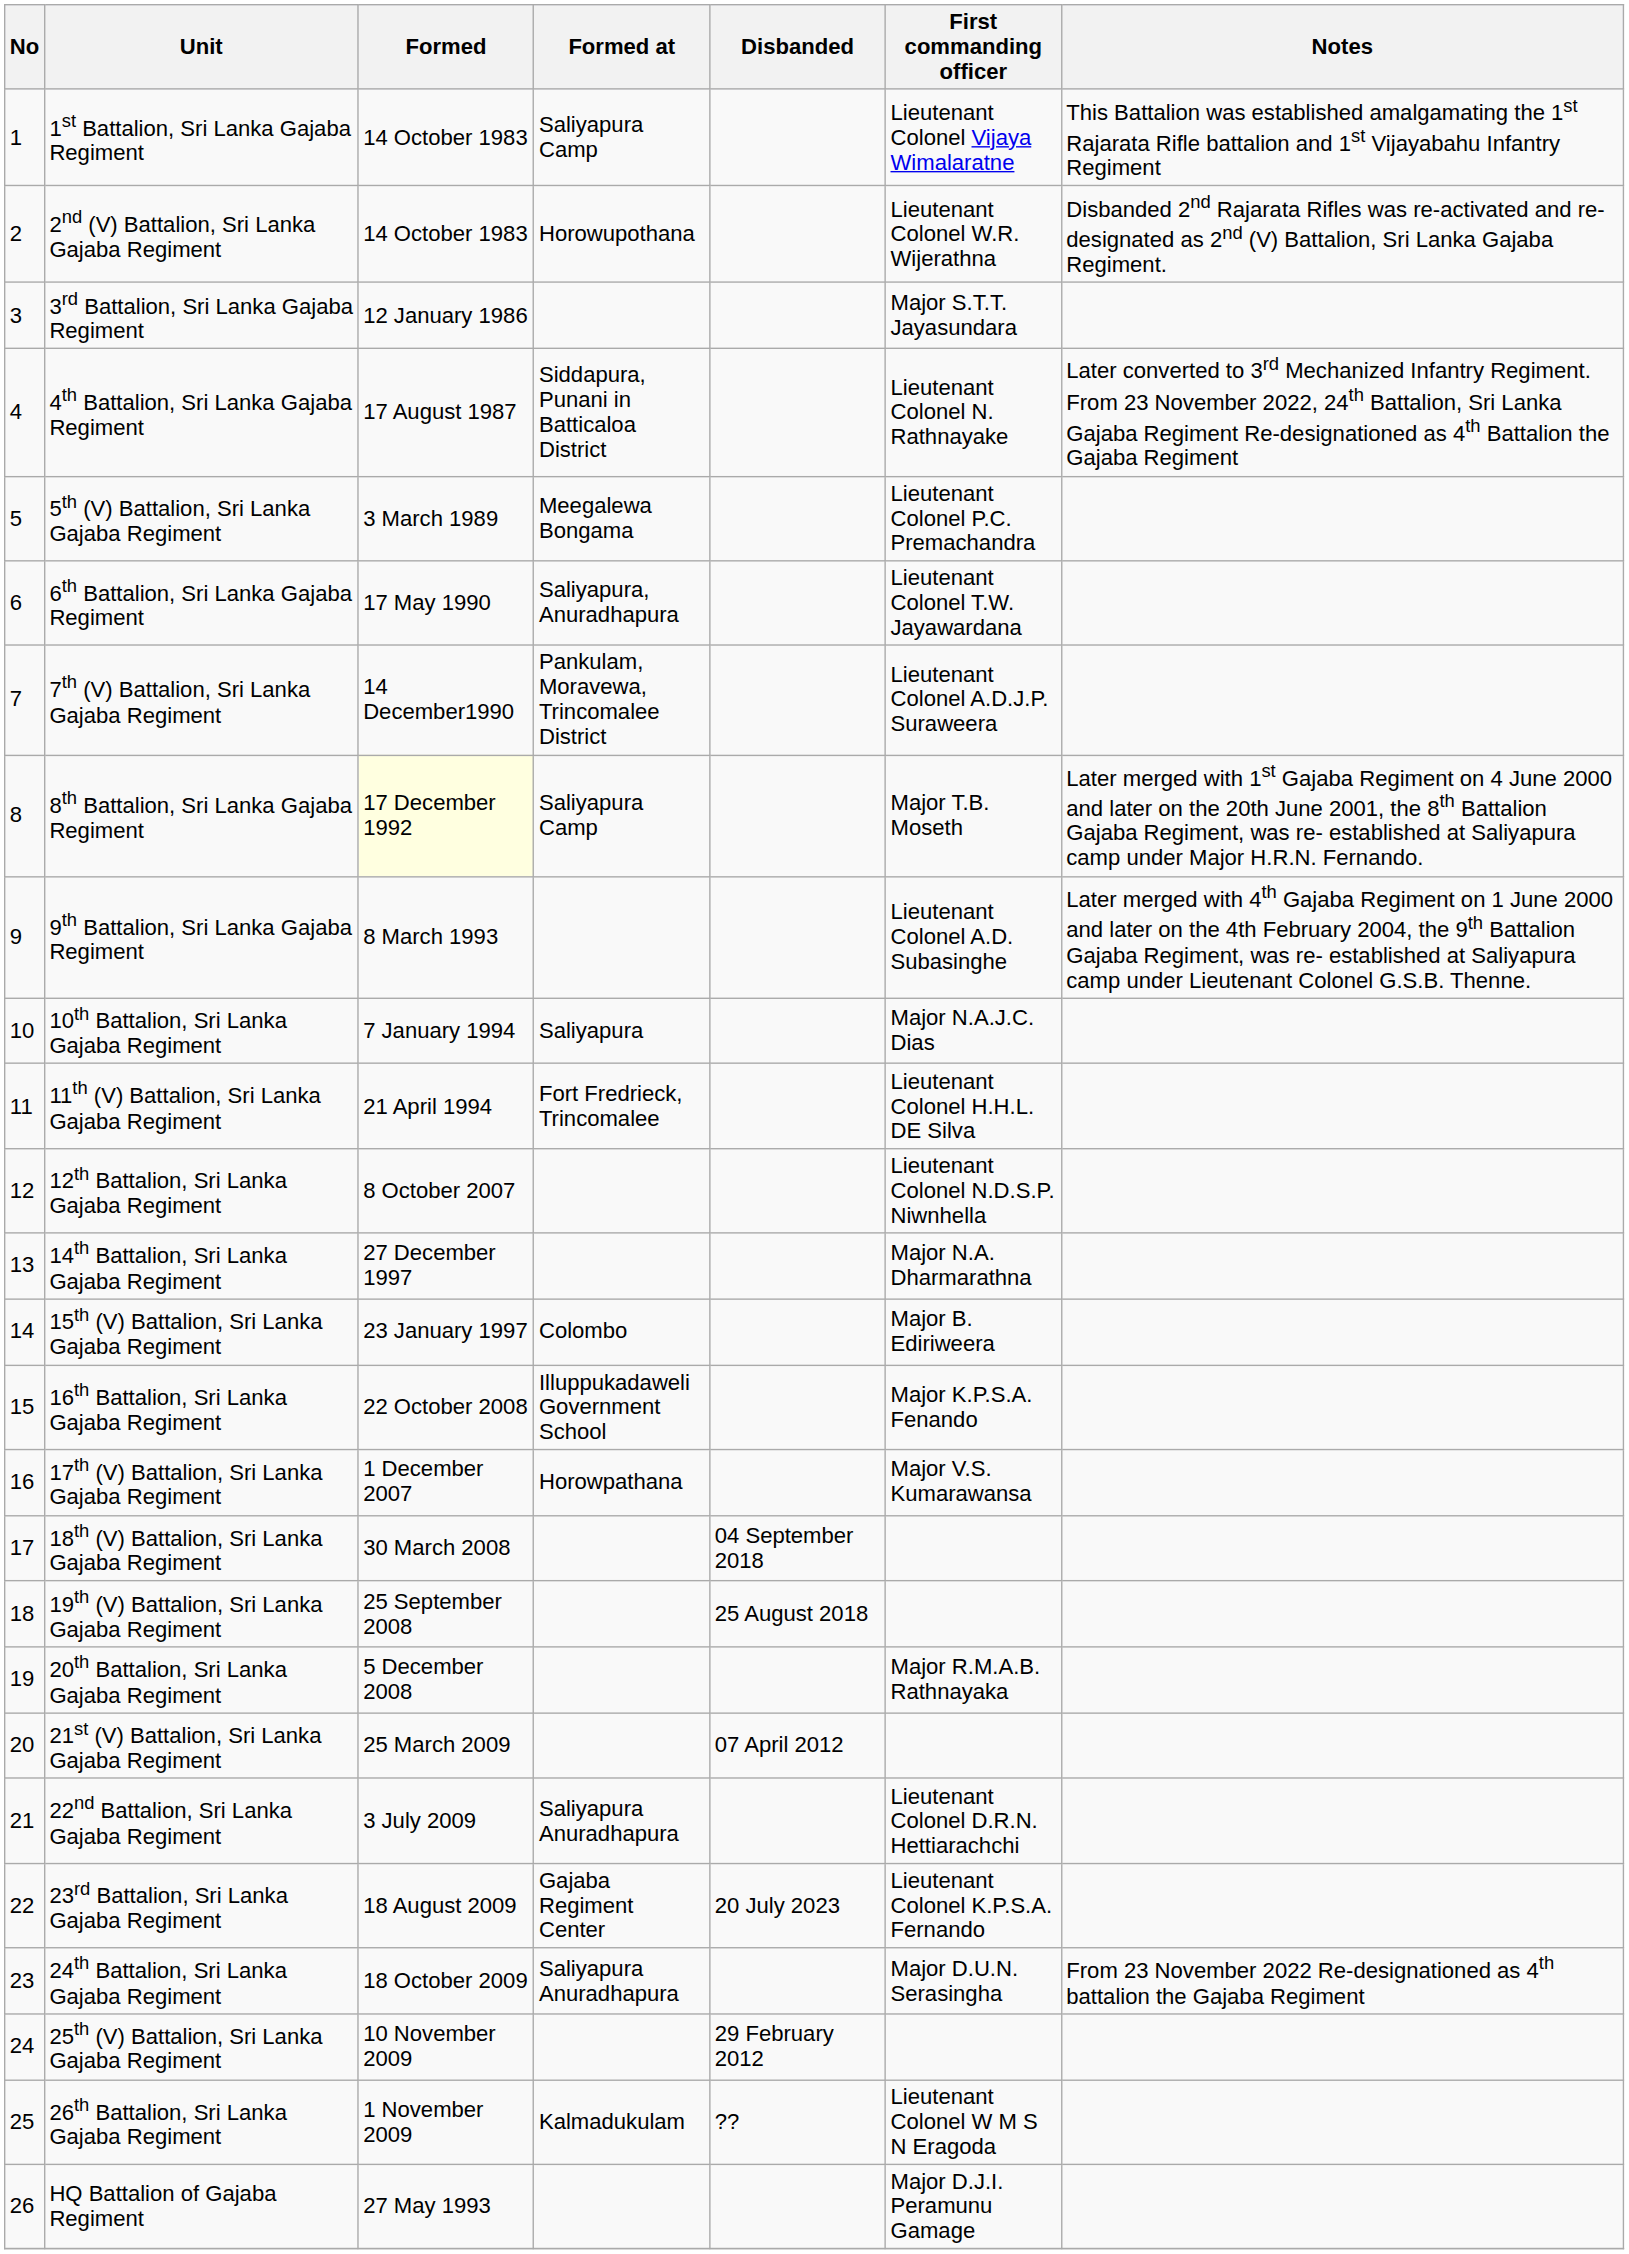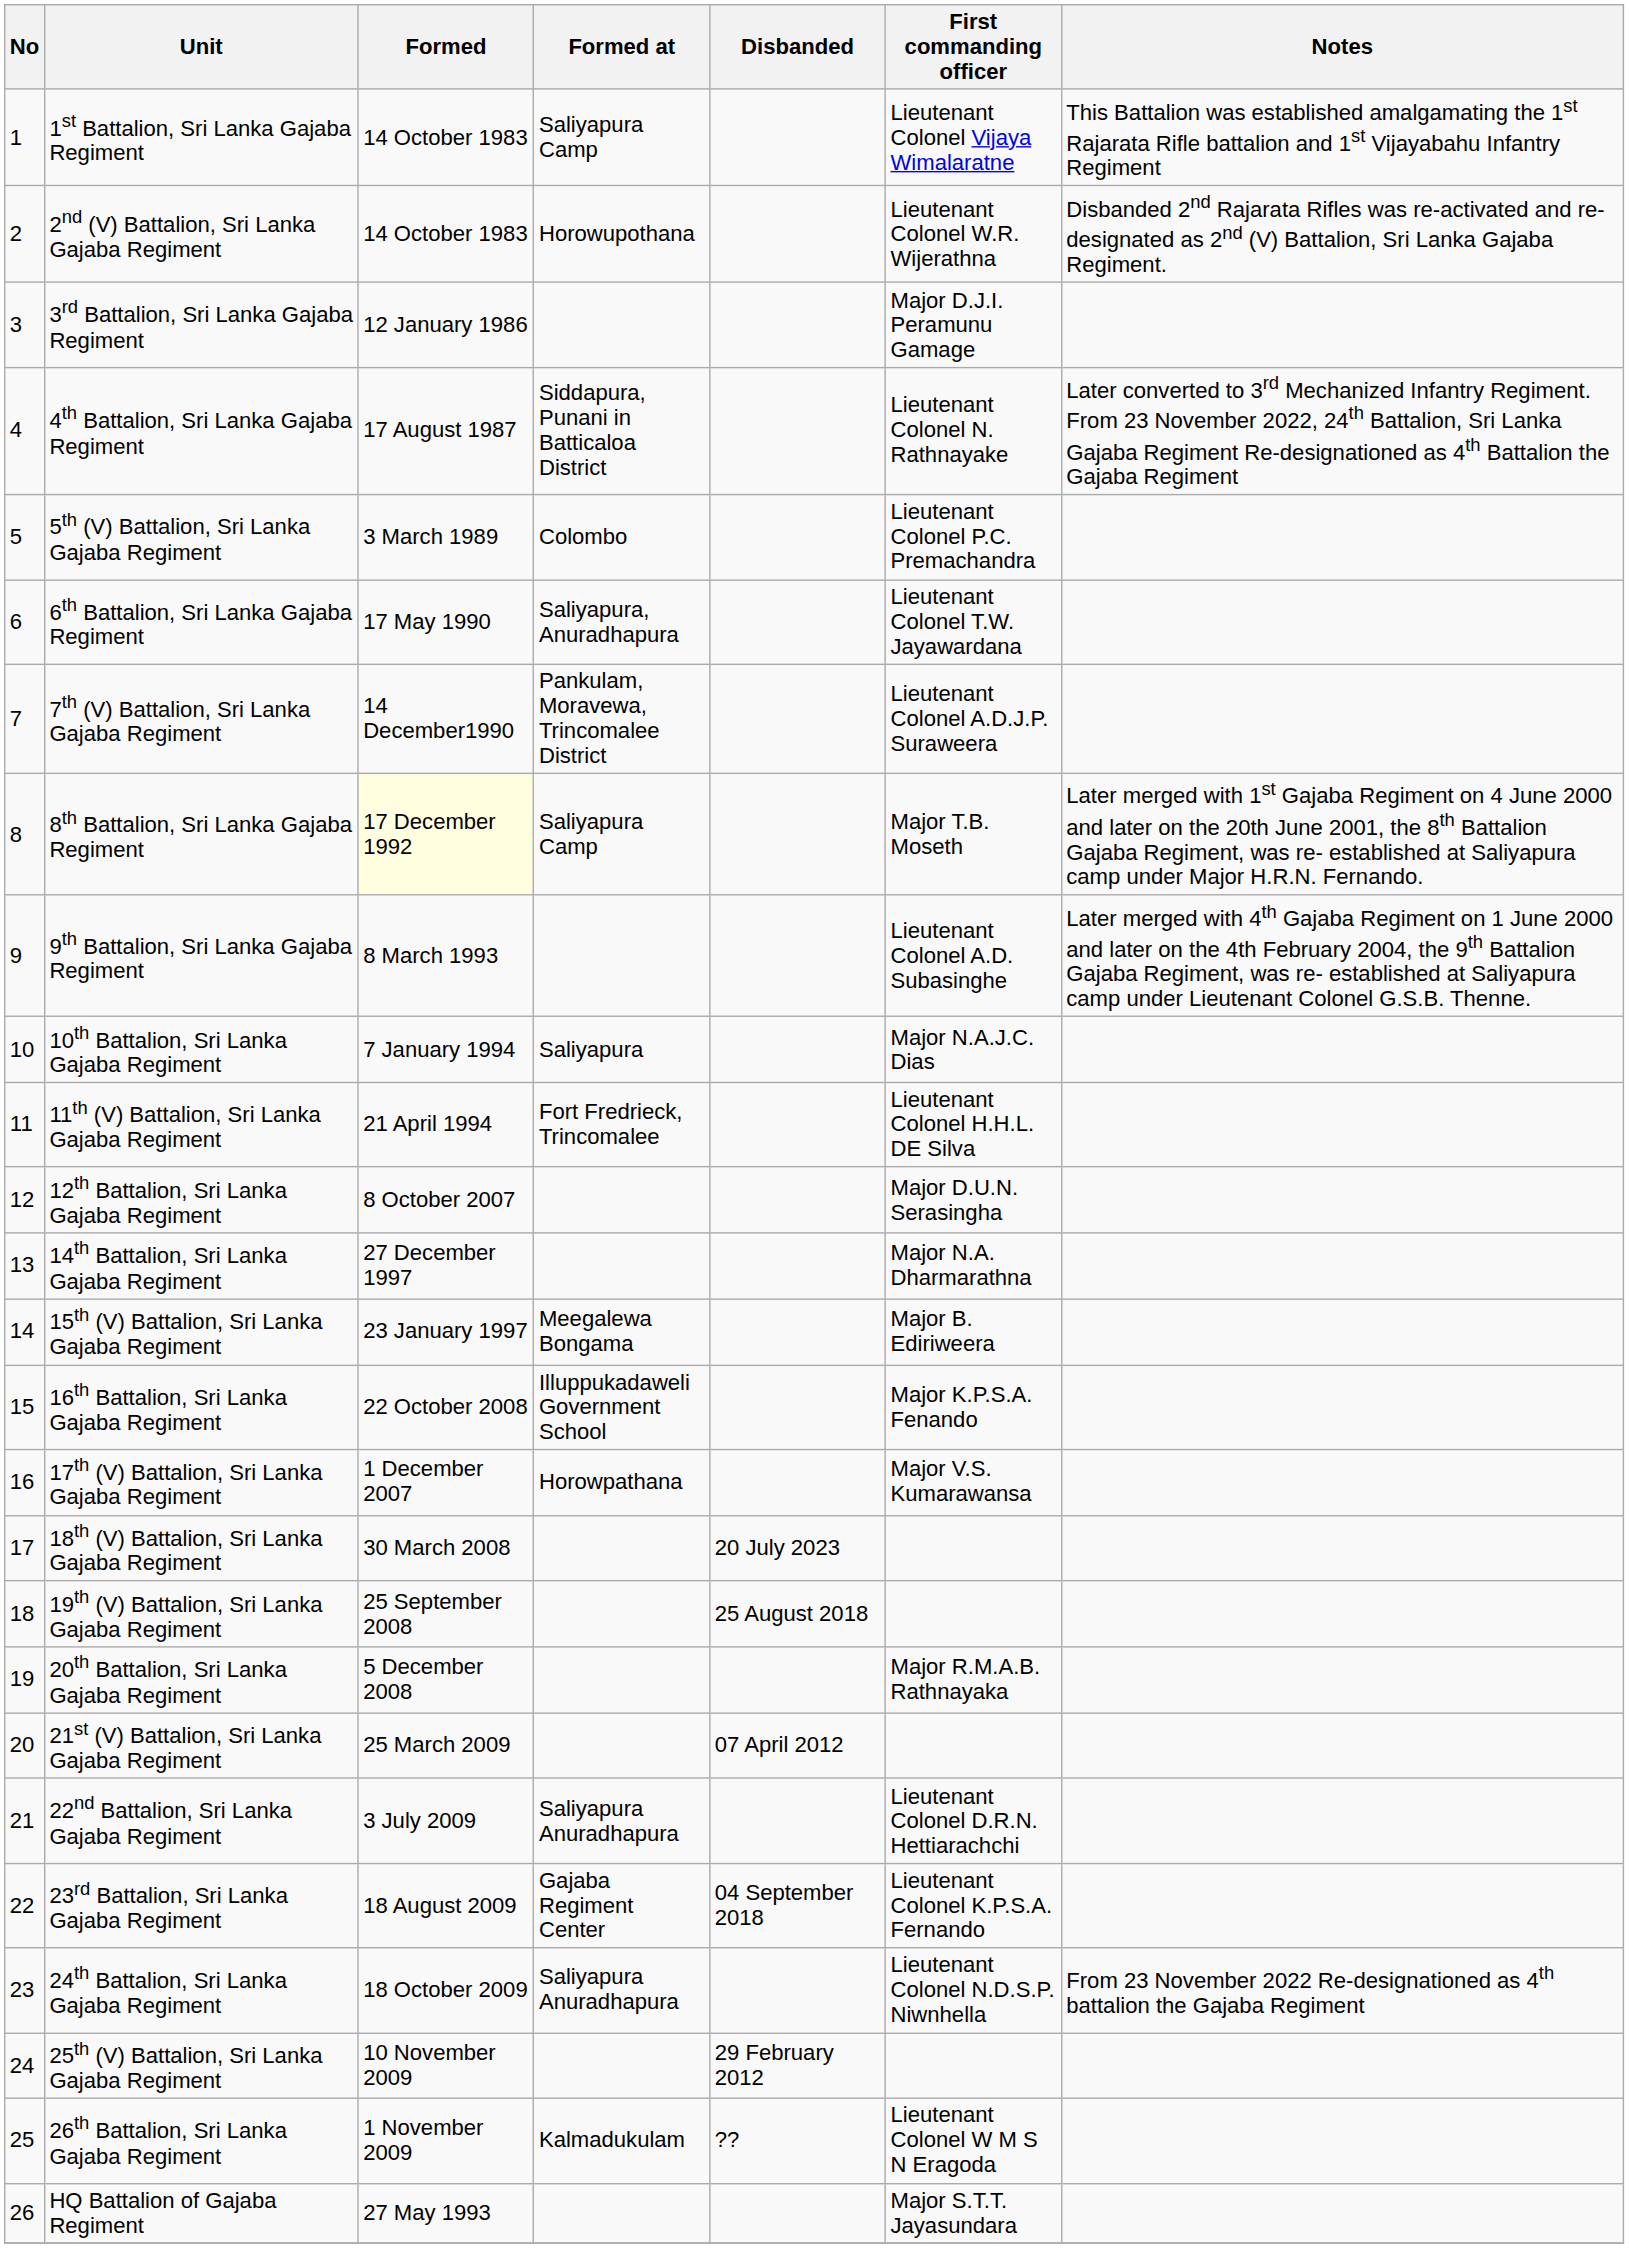(954, 315) Major S.T.T. Jayasundara -> (947, 324) Major D.J.I. Peramunu Gamage
(595, 518) Meegalewa Bongama -> (583, 536) Colombo
(973, 1190) Lieutenant Colonel N.D.S.P. Niwnhella -> (954, 1199) Major D.U.N. Serasingha
(583, 1331) Colombo -> (595, 1331) Meegalewa Bongama
(784, 1547) 04 September 2018 -> (777, 1547) 20 July 2023
(777, 1905) 20 July 2023 -> (784, 1905) 04 September 2018
(954, 1980) Major D.U.N. Serasingha -> (973, 1990) Lieutenant Colonel N.D.S.P. Niwnhella
(947, 2206) Major D.J.I. Peramunu Gamage -> (954, 2212) Major S.T.T. Jayasundara
